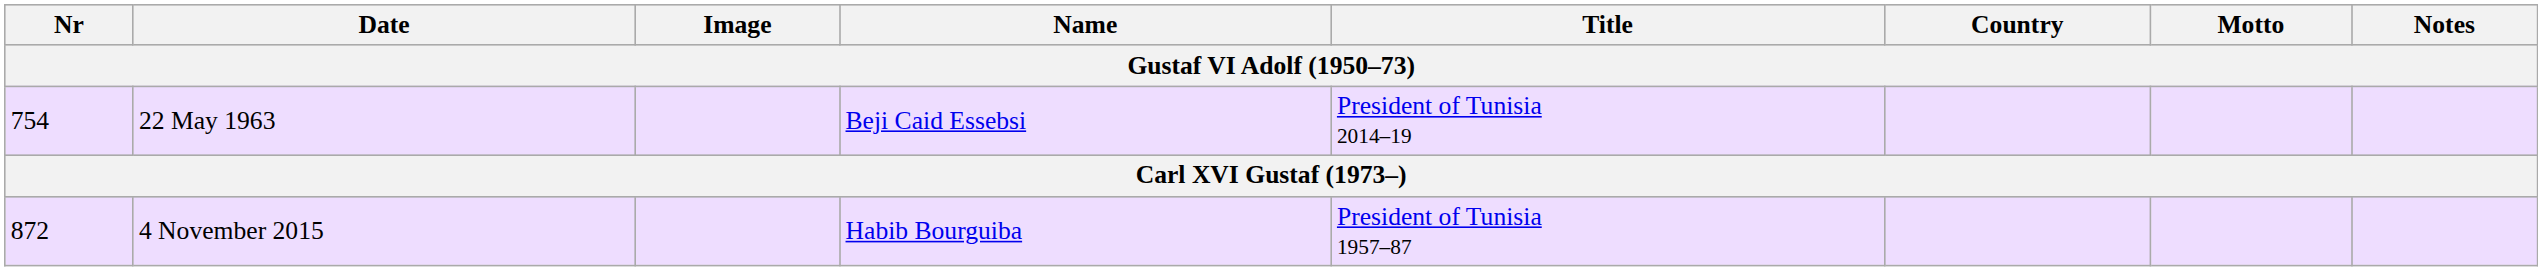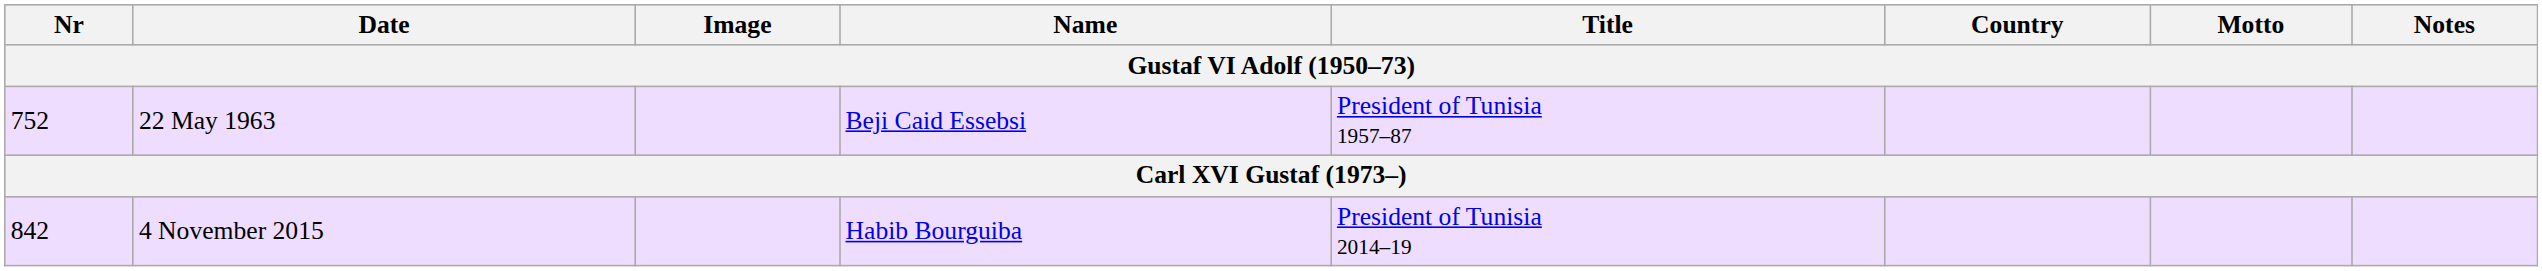(30, 120) 754 -> (30, 120) 752
(1439, 120) President of Tunisia 2014–19 -> (1439, 120) President of Tunisia 1957–87
(30, 230) 872 -> (30, 230) 842
(1439, 230) President of Tunisia 1957–87 -> (1439, 230) President of Tunisia 2014–19
